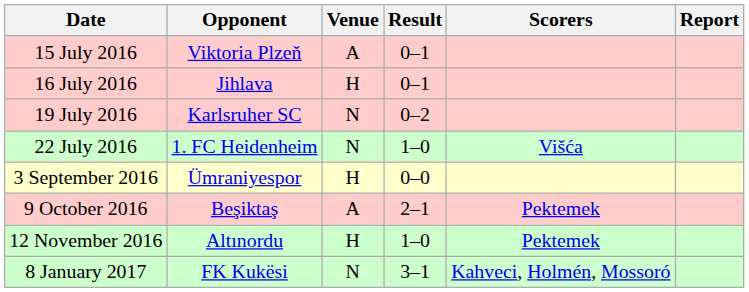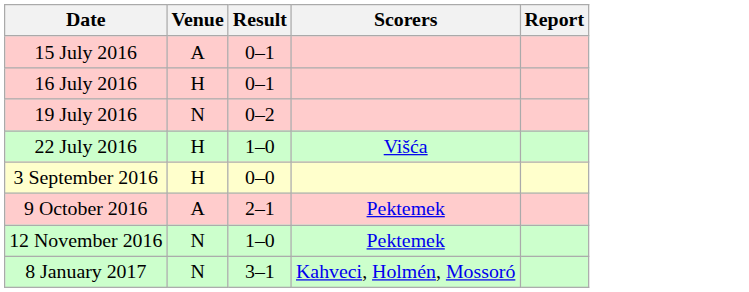- column: (245, 20)
(353, 146) N -> (198, 146) H
(353, 240) H -> (198, 240) N
